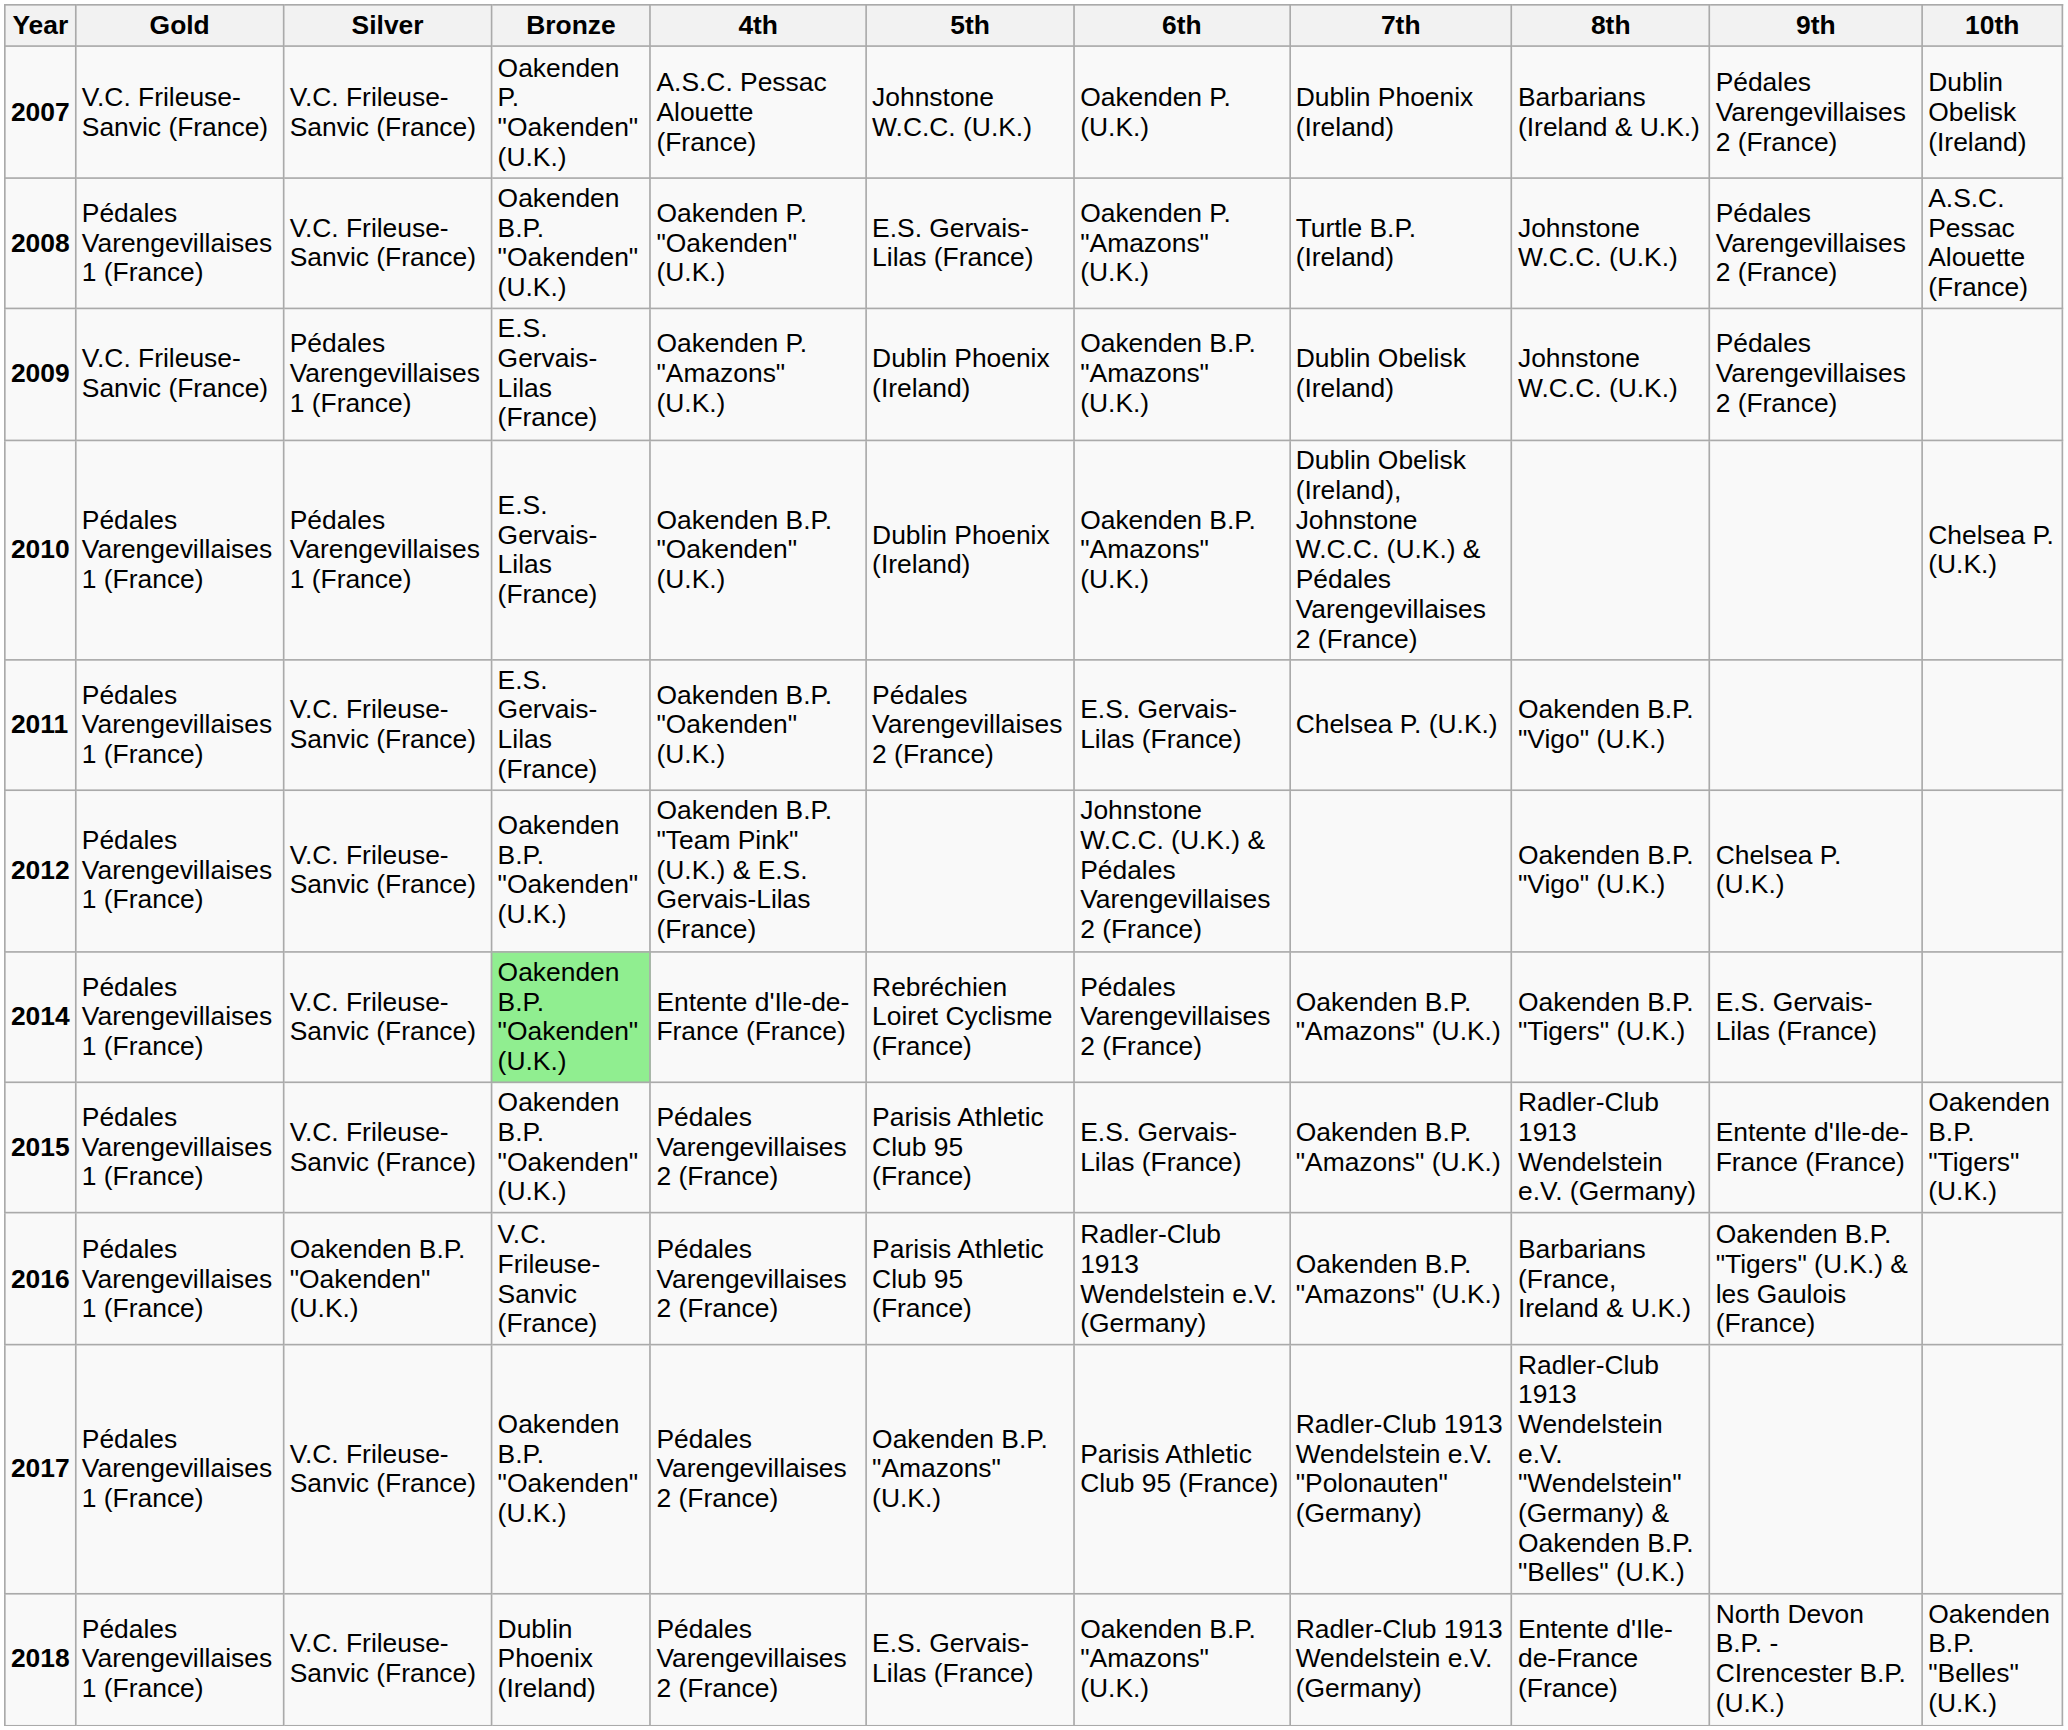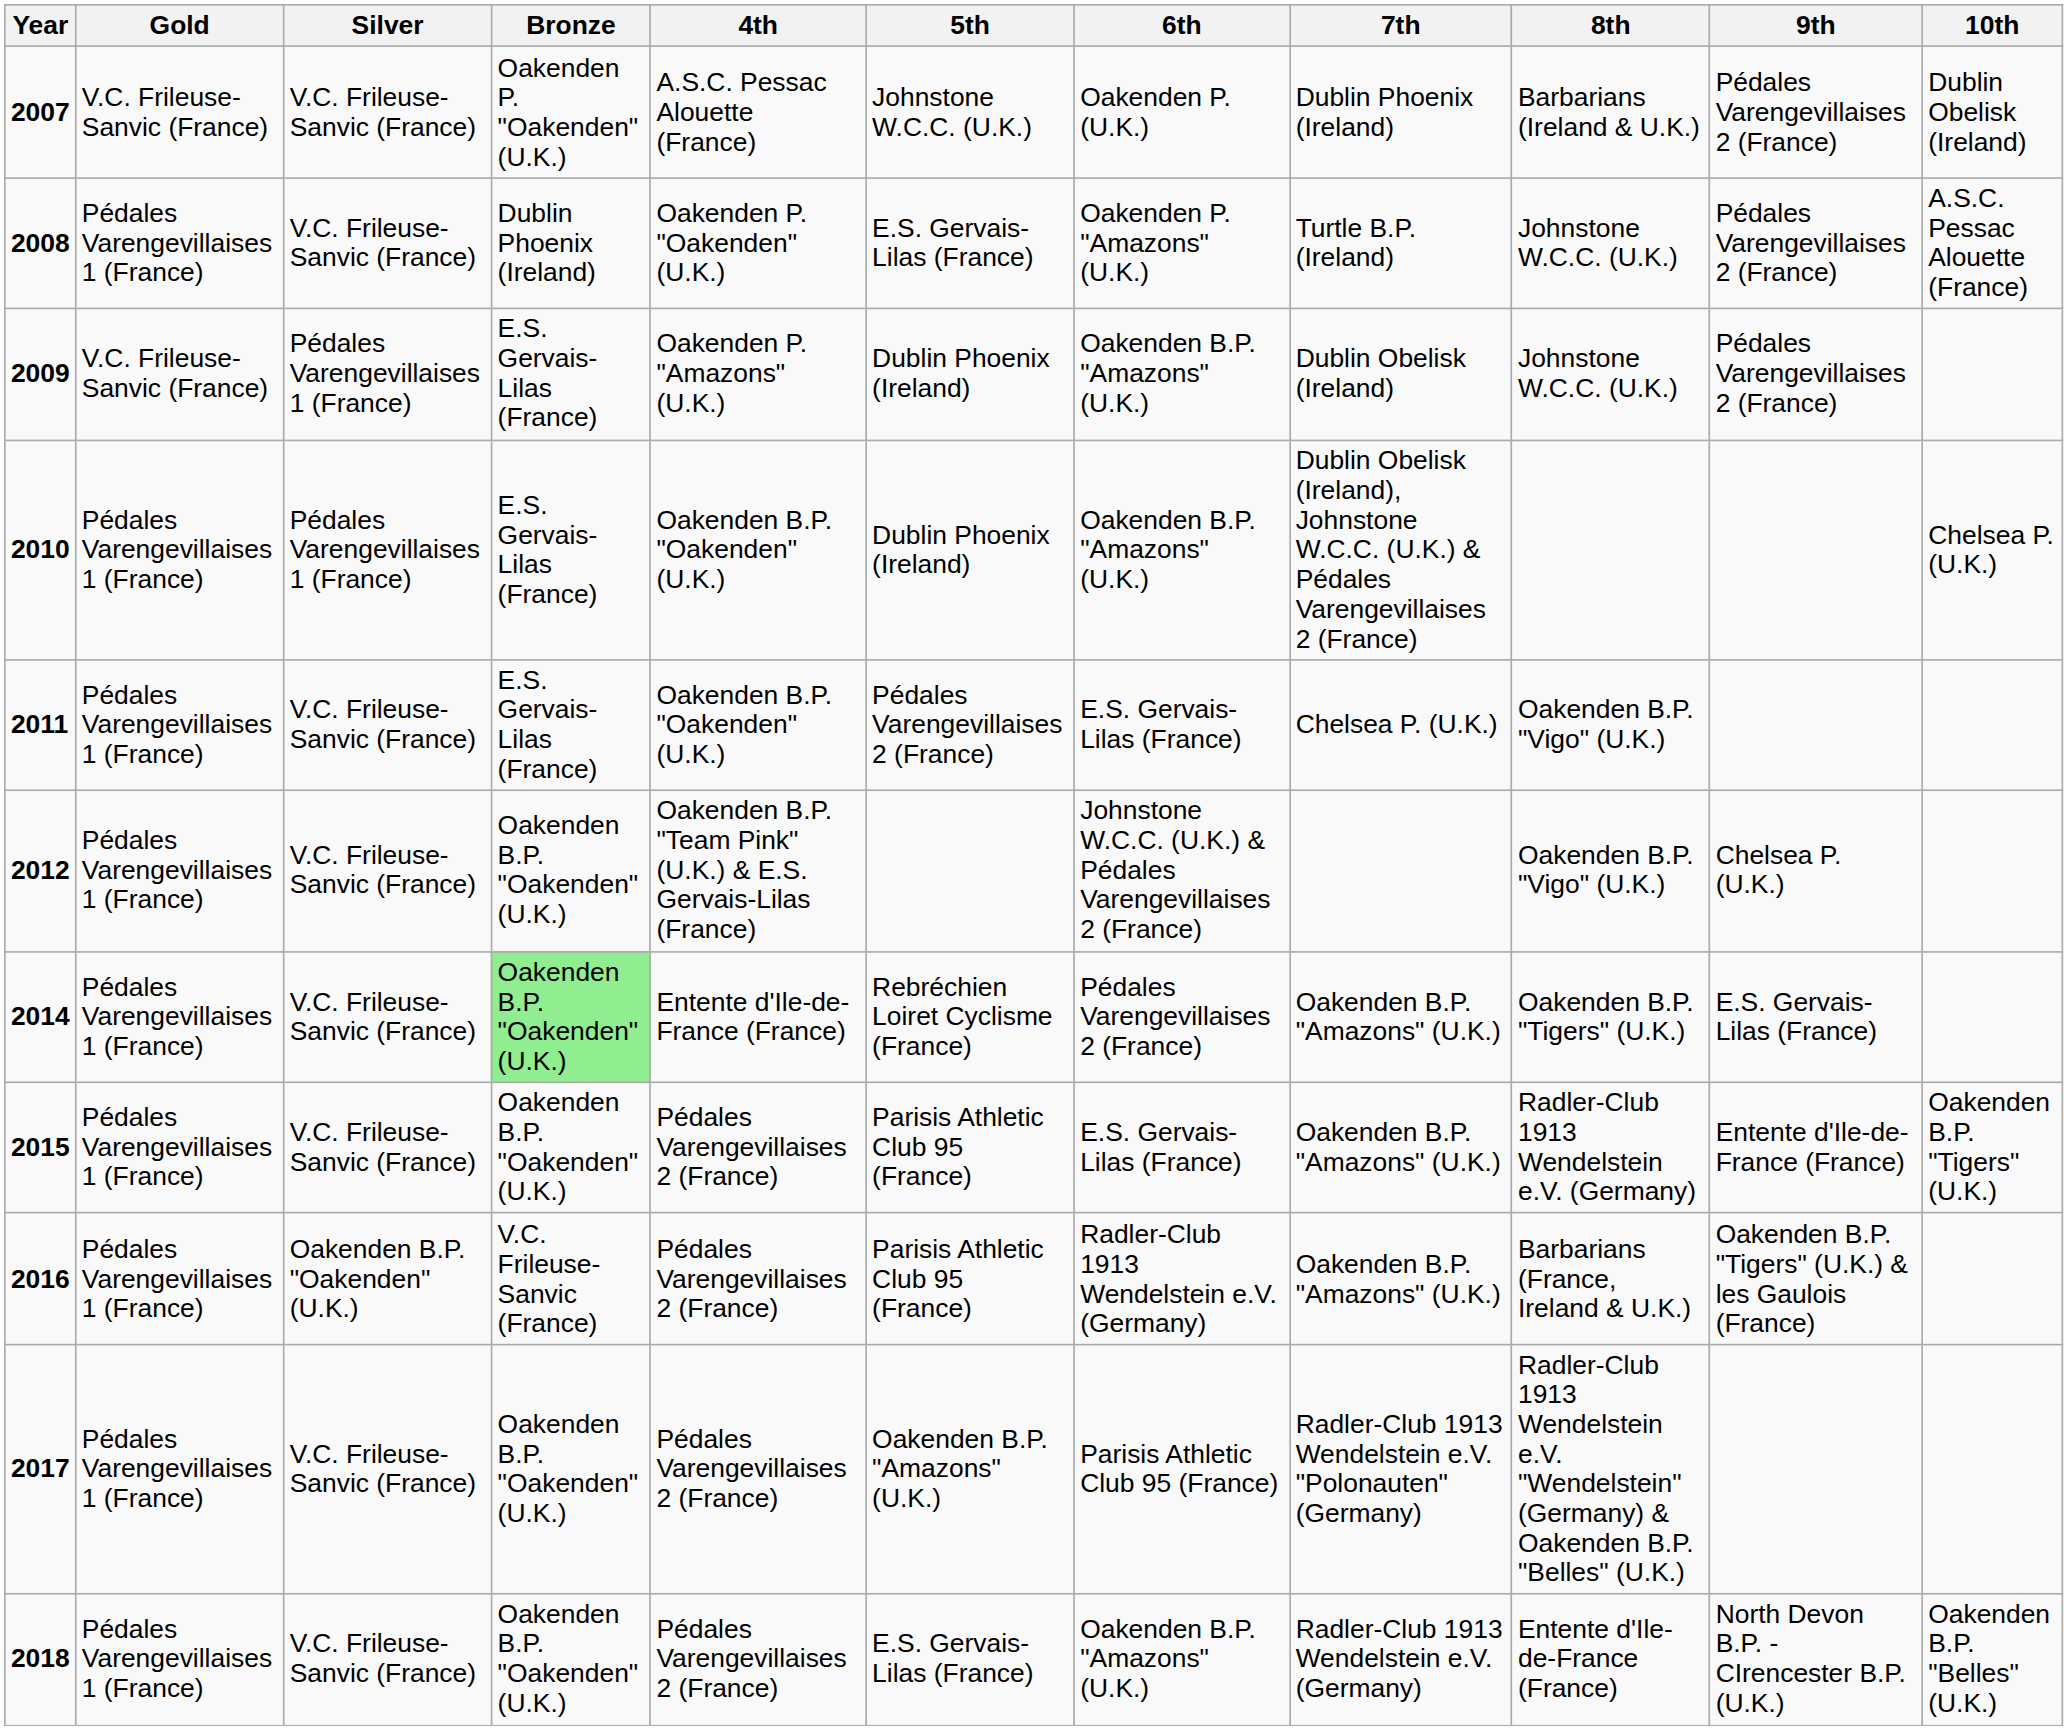(568, 242) Oakenden B.P. "Oakenden" (U.K.) -> (547, 242) Dublin Phoenix (Ireland)
(547, 1659) Dublin Phoenix (Ireland) -> (568, 1659) Oakenden B.P. "Oakenden" (U.K.)
